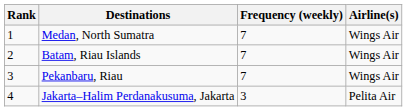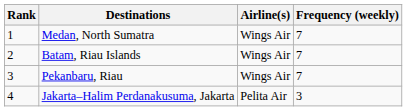columns swapped: (292, 14) <-> (374, 14)
